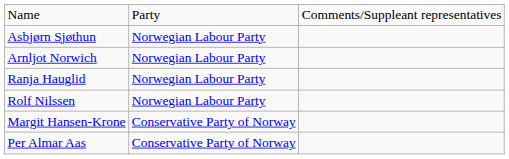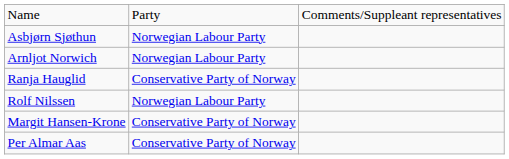(199, 79) Norwegian Labour Party -> (214, 79) Conservative Party of Norway
